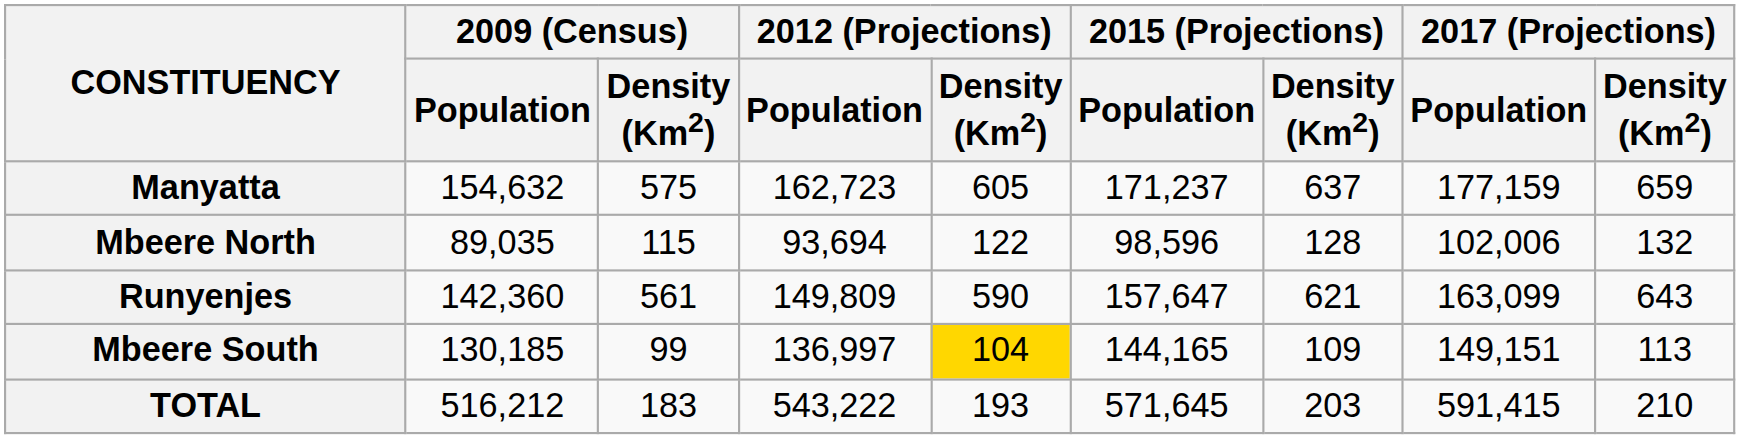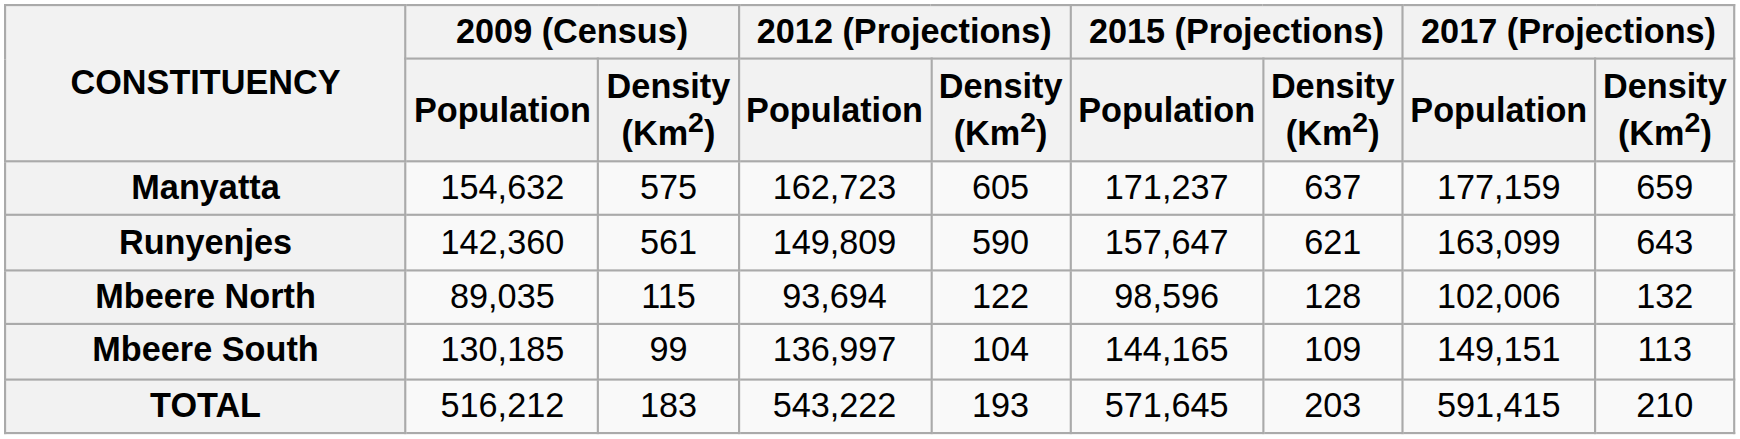rows swapped: (206, 296) <-> (206, 242)
(1001, 350) gold background -> (1001, 350) no background
